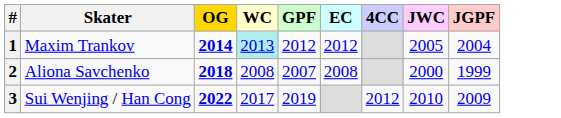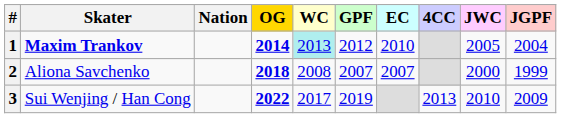+ column: (223, 17)
(80, 44) normal -> (84, 44) bold
(341, 44) 2012 -> (398, 44) 2010
(341, 71) 2008 -> (398, 71) 2007
(383, 98) 2012 -> (439, 98) 2013
